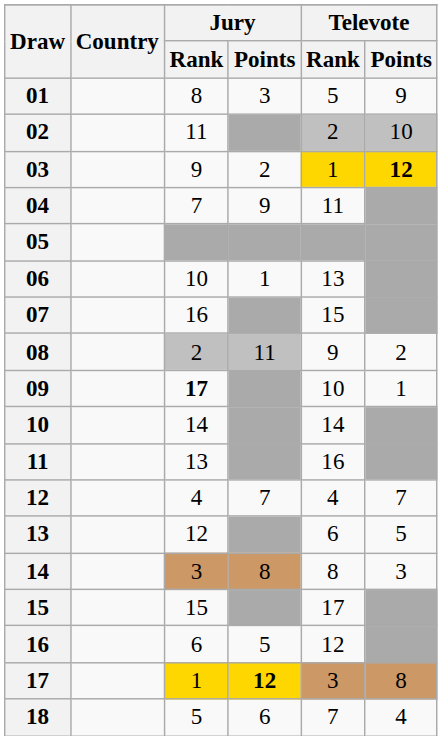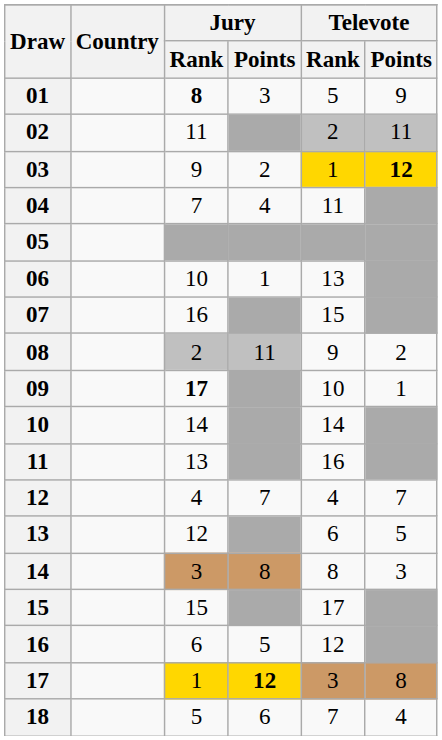(196, 95) normal -> (196, 95) bold
(401, 132) 10 -> (401, 132) 11
(265, 205) 9 -> (265, 205) 4
